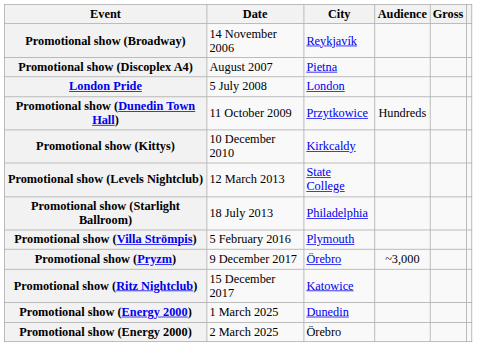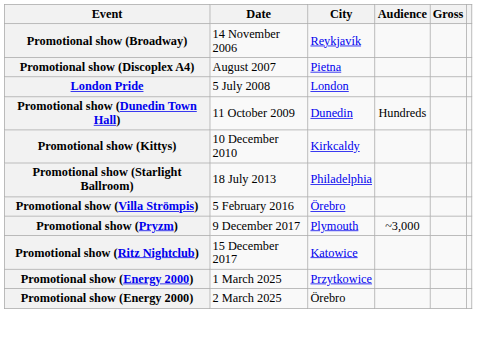(337, 113) Przytkowice -> (332, 113) Dunedin
- row: (105, 180)
(330, 239) Plymouth -> (328, 206) Örebro
(324, 259) Örebro -> (334, 226) Plymouth
(328, 312) Dunedin -> (341, 278) Przytkowice
